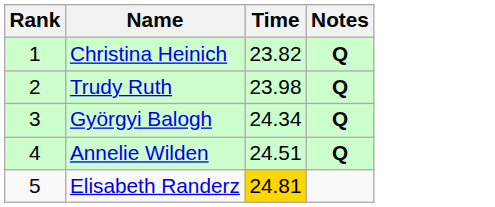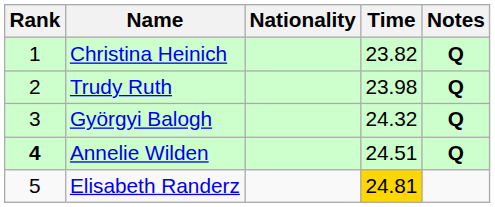+ column: (303, 20)
(275, 119) 24.34 -> (391, 119) 24.32
(35, 152) normal -> (35, 152) bold
